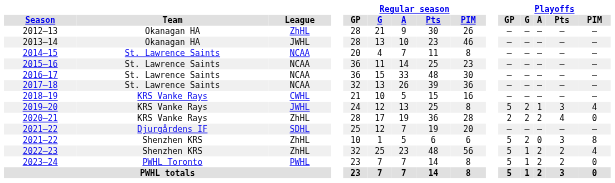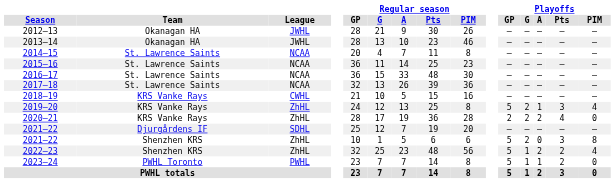(300, 31) ZhHL -> (300, 31) JWHL
(300, 107) JWHL -> (300, 107) ZhHL
(539, 162) 2 -> (539, 162) 1
